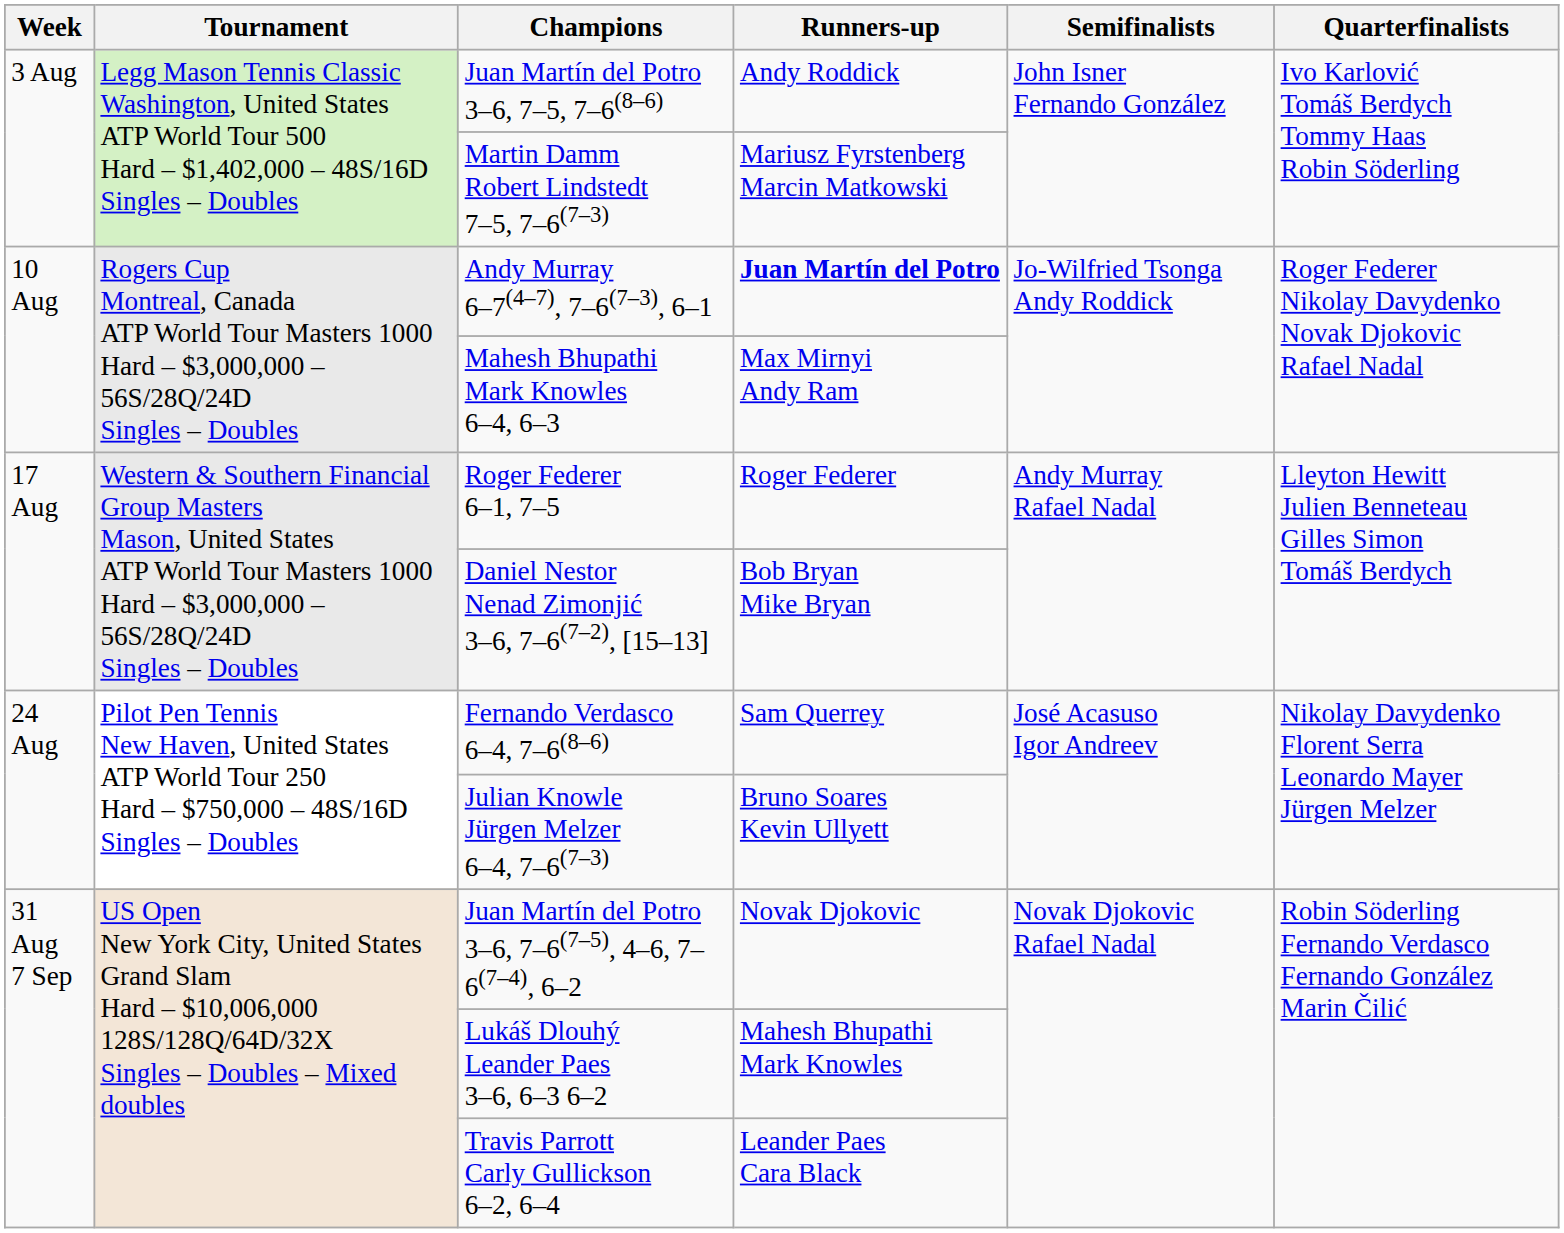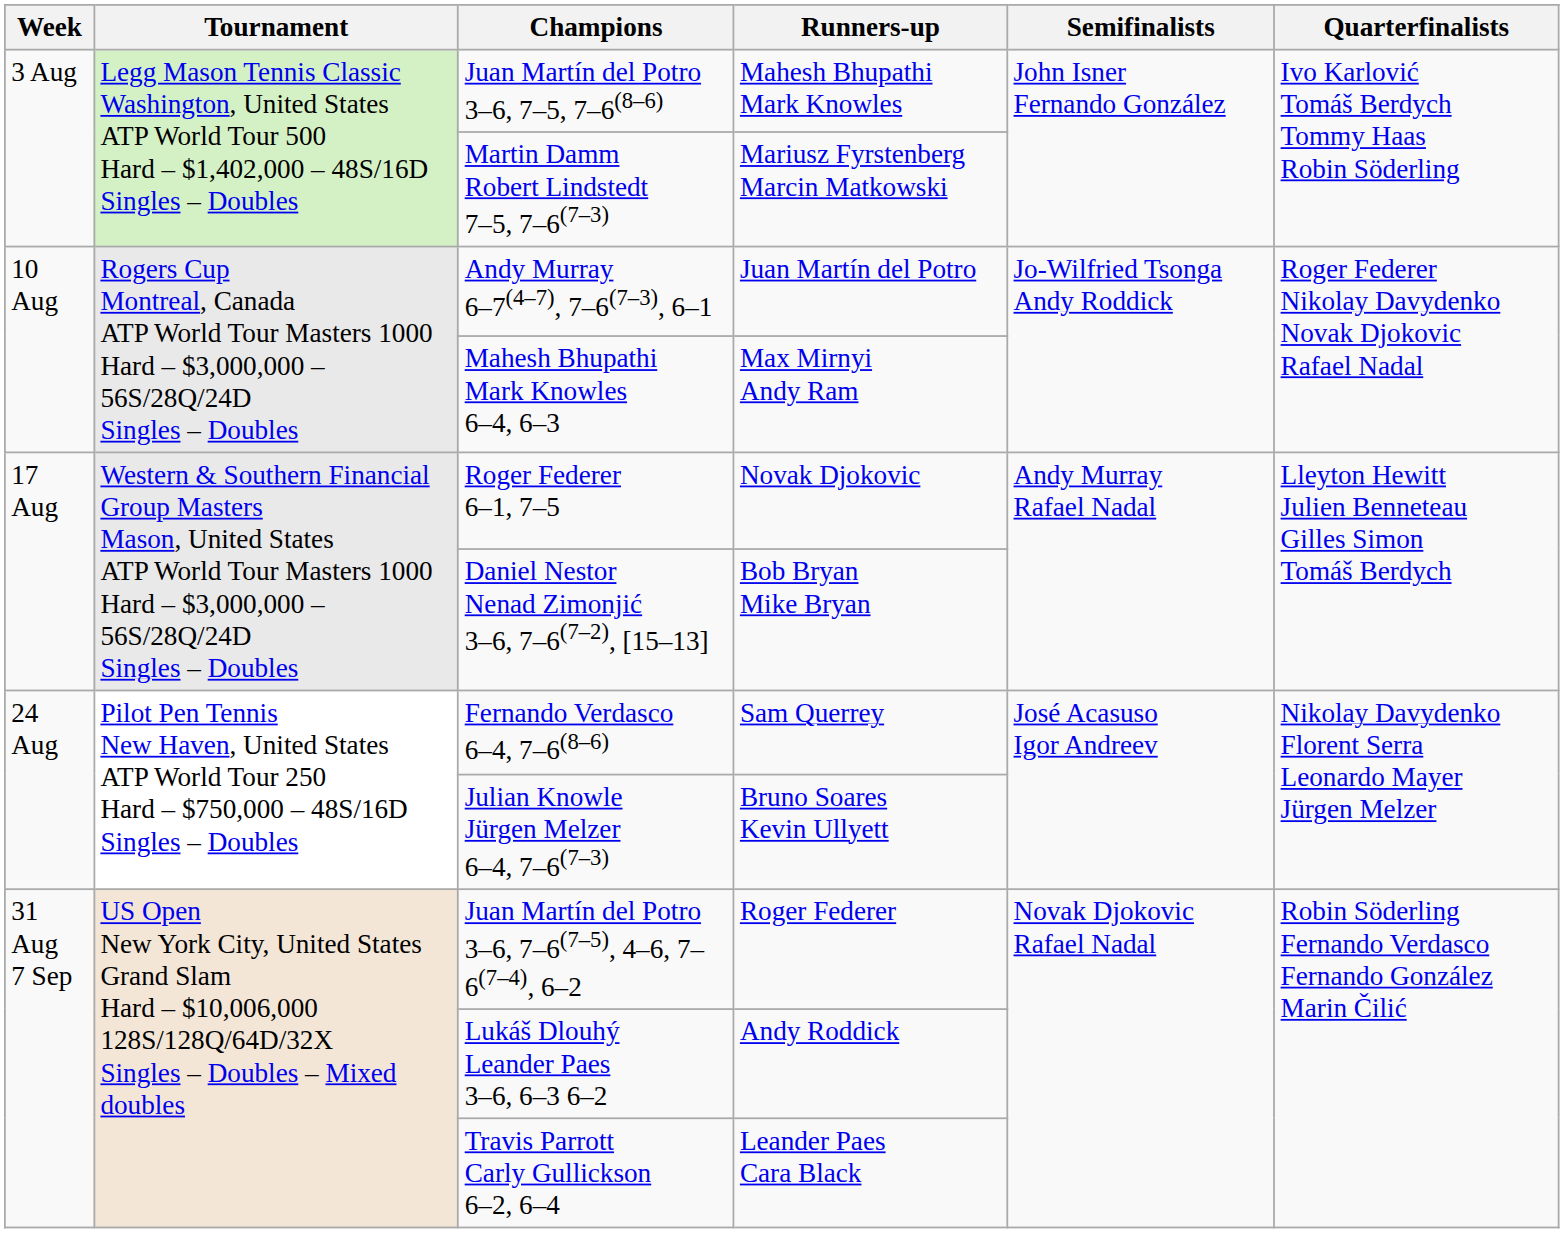(820, 71) Andy Roddick -> (836, 88) Mahesh Bhupathi Mark Knowles
(870, 269) bold -> (858, 269) normal
(818, 475) Roger Federer -> (830, 475) Novak Djokovic
(830, 910) Novak Djokovic -> (818, 910) Roger Federer
(836, 1047) Mahesh Bhupathi Mark Knowles -> (820, 1031) Andy Roddick
